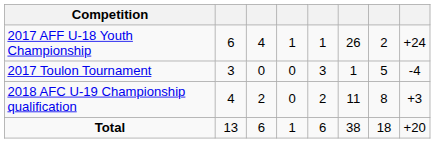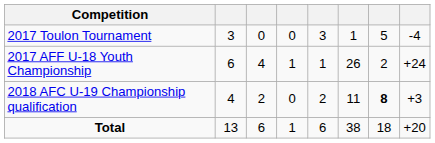rows swapped: (79, 71) <-> (70, 43)
(384, 99) normal -> (384, 99) bold
